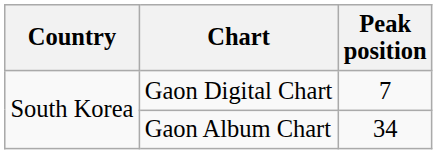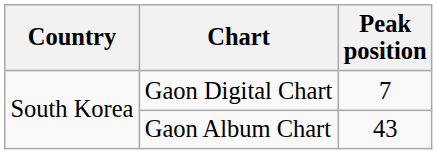(385, 129) 34 -> (385, 129) 43
